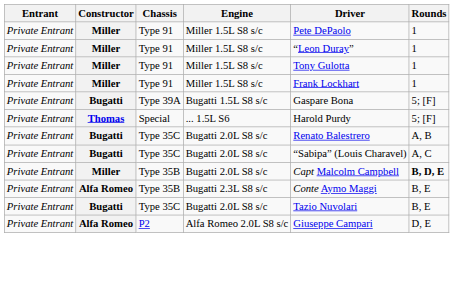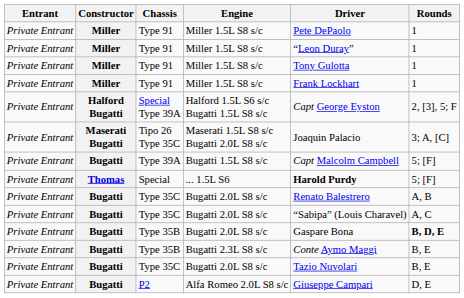+ row: (160, 107)
+ row: (159, 137)
(323, 101) Gaspare Bona -> (346, 161) Capt Malcolm Campbell
(322, 118) normal -> (325, 179) bold
(106, 171) Miller -> (106, 231) Bugatti
(346, 171) Capt Malcolm Campbell -> (323, 231) Gaspare Bona
(106, 188) Alfa Romeo -> (106, 249) Bugatti
(106, 223) Alfa Romeo -> (106, 284) Bugatti
